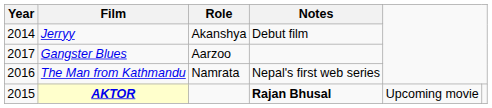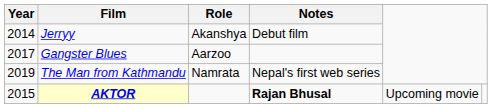(21, 73) 2016 -> (21, 73) 2019
